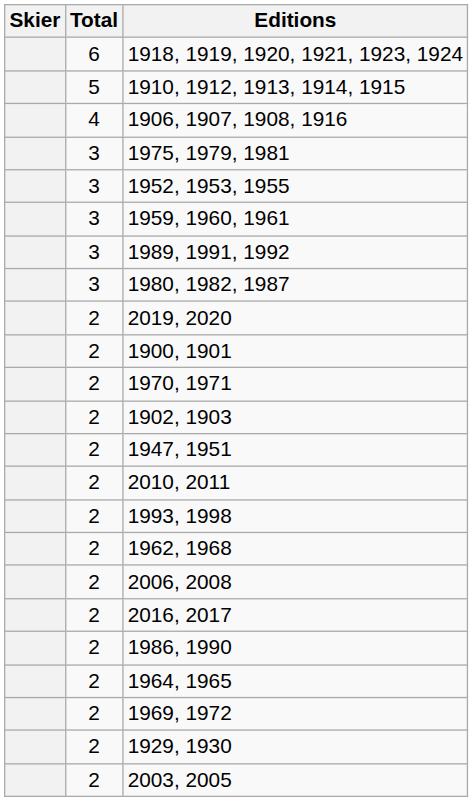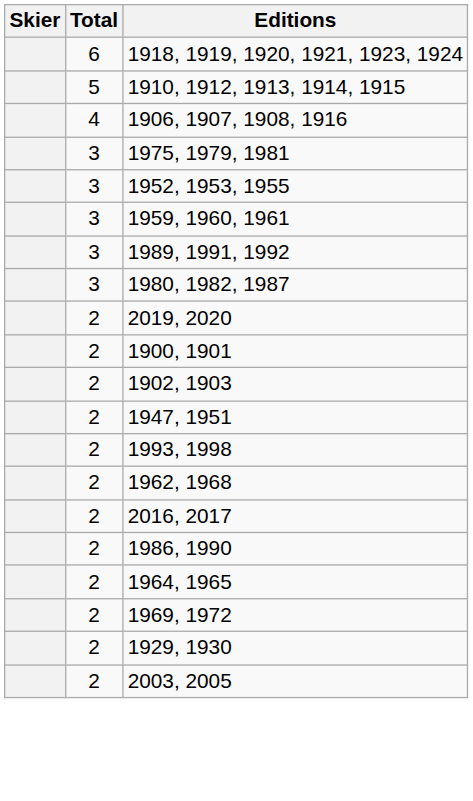- row: (180, 383)
- row: (179, 482)
- row: (180, 581)
